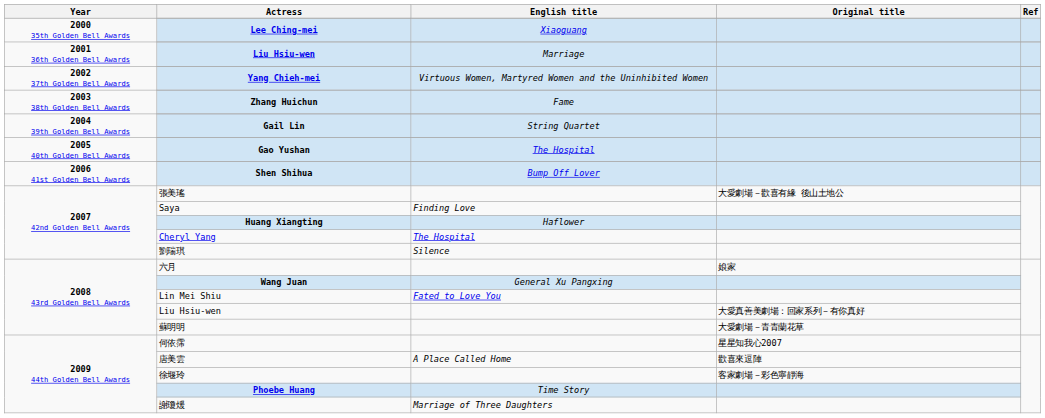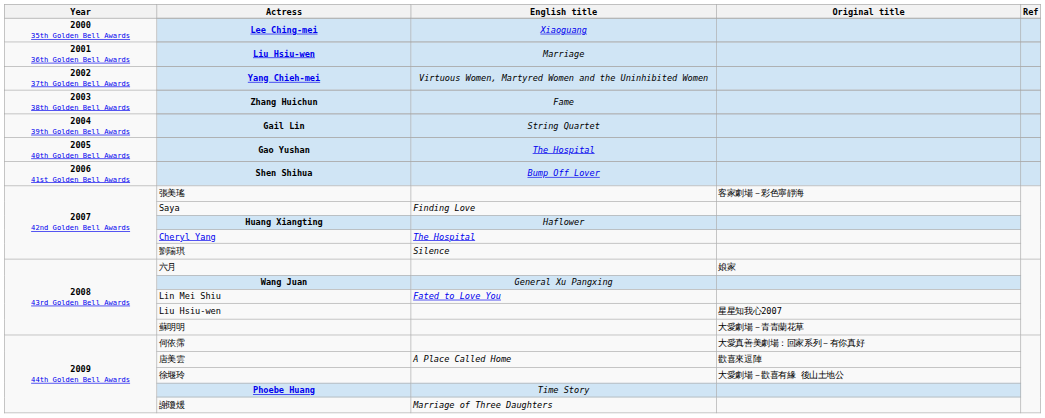(781, 193) 大愛劇場－歡喜有緣 後山土地公 -> (761, 193) 客家劇場－彩色寧靜海
(791, 311) 大愛真善美劇場：回家系列－有你真好 -> (750, 311) 星星知我心2007
(750, 343) 星星知我心2007 -> (791, 343) 大愛真善美劇場：回家系列－有你真好
(761, 375) 客家劇場－彩色寧靜海 -> (781, 375) 大愛劇場－歡喜有緣 後山土地公
